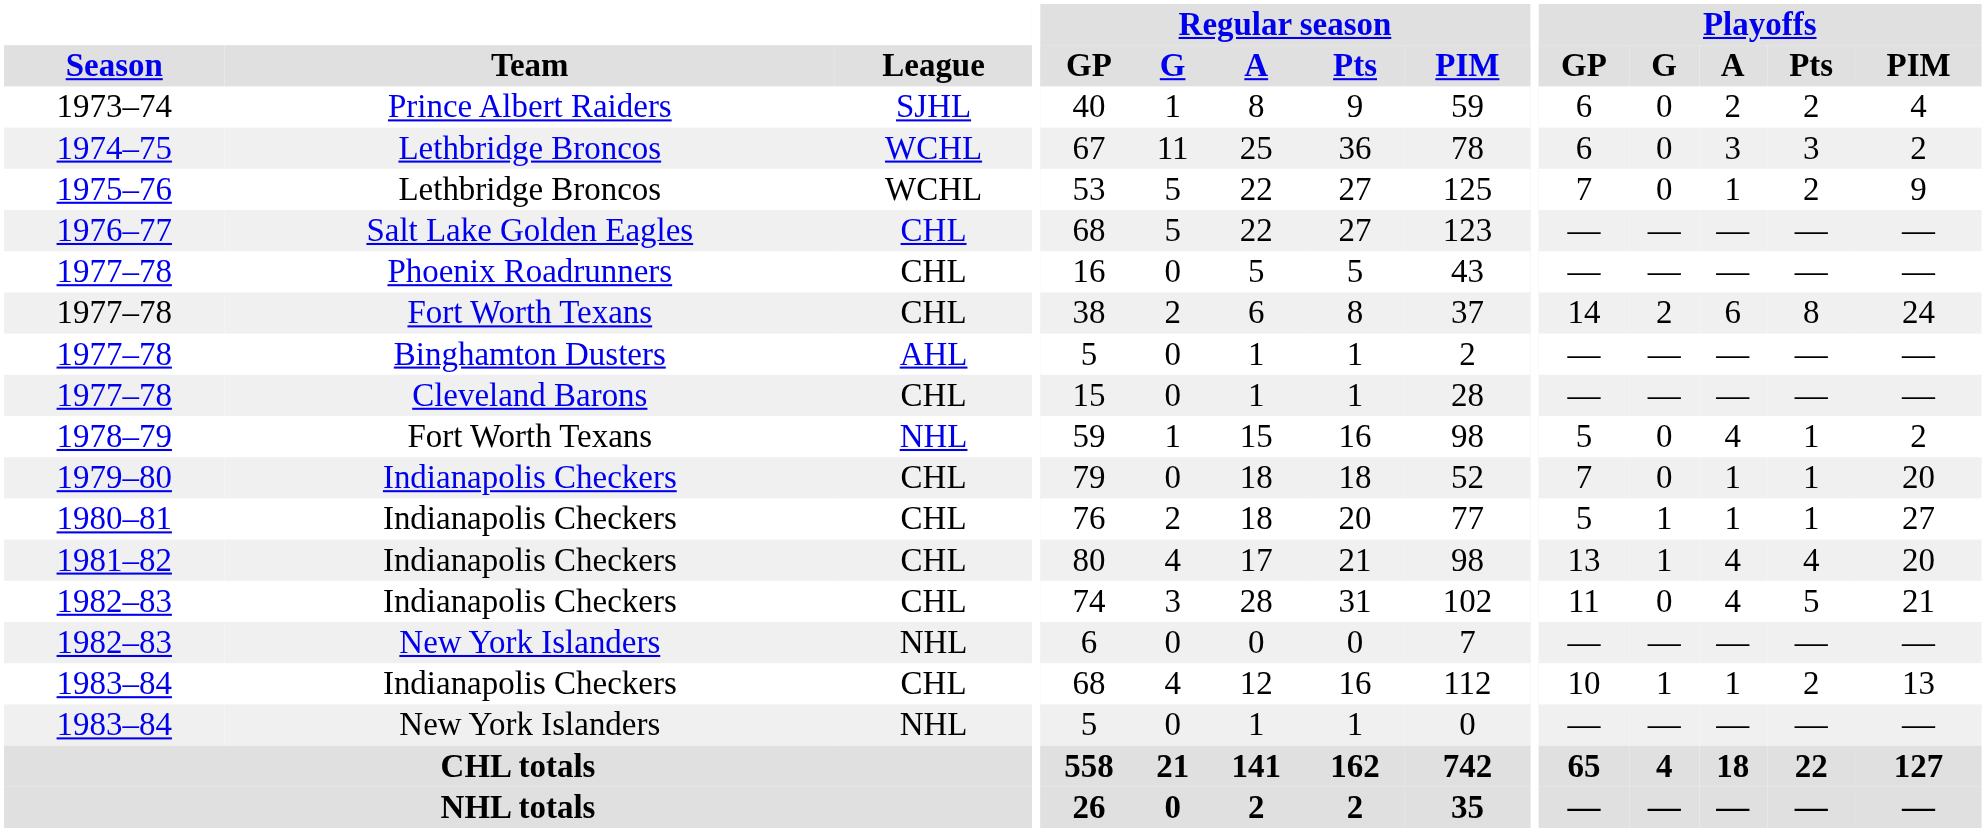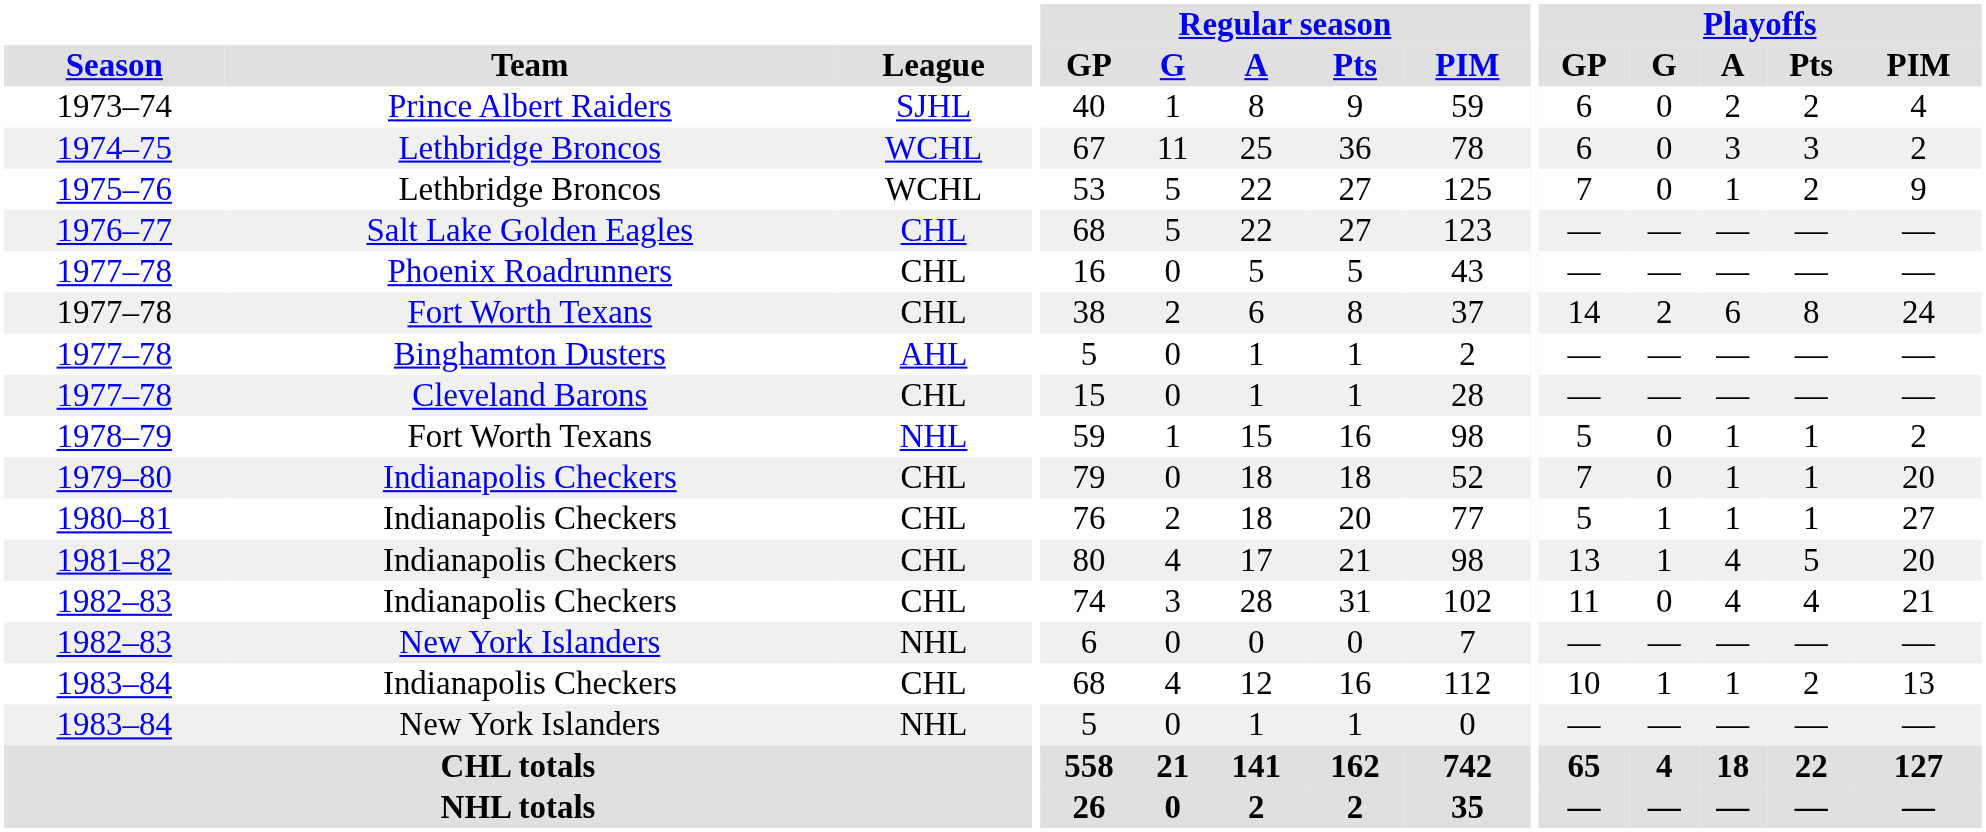(1733, 436) 4 -> (1733, 436) 1
(1811, 559) 4 -> (1811, 559) 5
(1811, 600) 5 -> (1811, 600) 4
